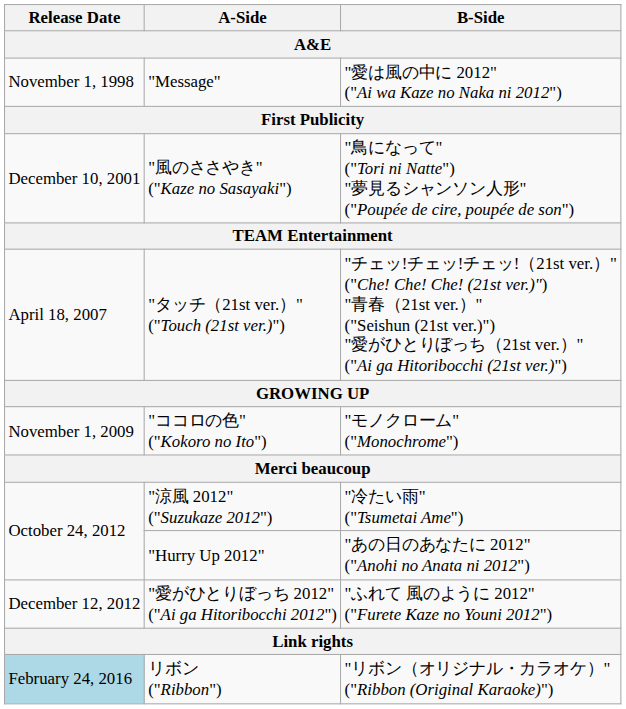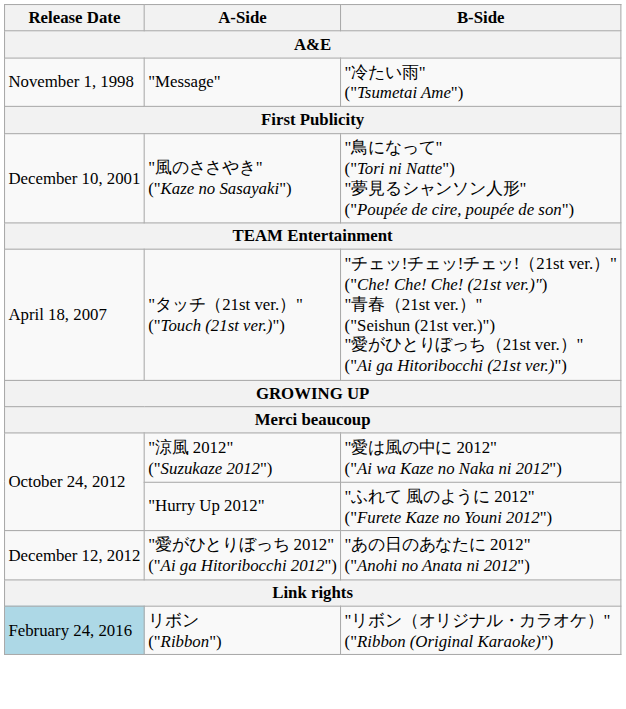(453, 82) "愛は風の中に 2012" ("Ai wa Kaze no Naka ni 2012") -> (404, 82) "冷たい雨" ("Tsumetai Ame")
- row: (207, 431)
(404, 506) "冷たい雨" ("Tsumetai Ame") -> (453, 458) "愛は風の中に 2012" ("Ai wa Kaze no Naka ni 2012")
(438, 555) "あの日のあなたに 2012" ("Anohi no Anata ni 2012") -> (448, 506) "ふれて 風のように 2012" ("Furete Kaze no Youni 2012")
(448, 604) "ふれて 風のように 2012" ("Furete Kaze no Youni 2012") -> (438, 555) "あの日のあなたに 2012" ("Anohi no Anata ni 2012")
